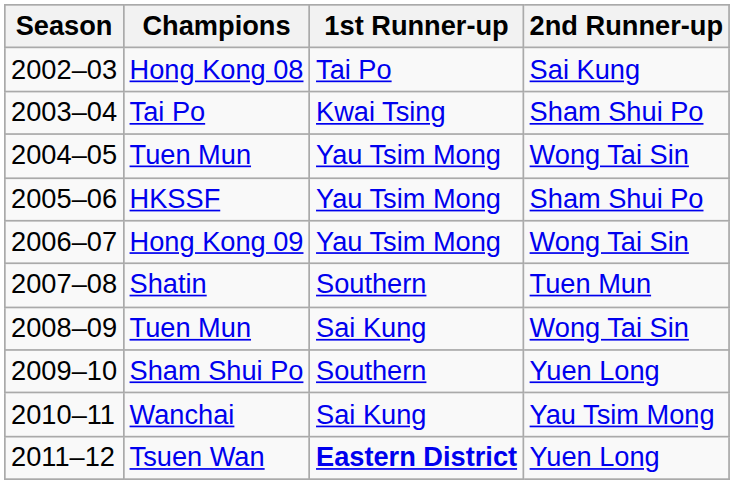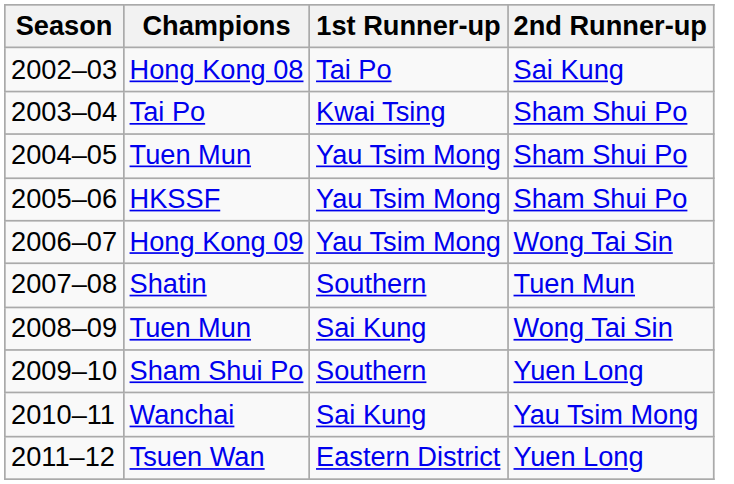(609, 155) Wong Tai Sin -> (600, 155) Sham Shui Po
(417, 457) bold -> (408, 457) normal
